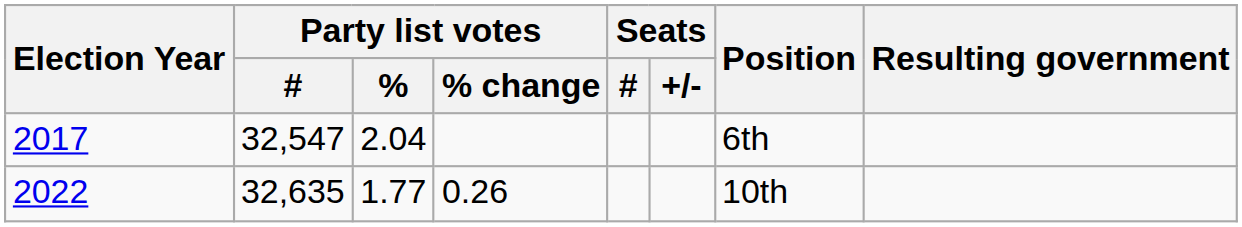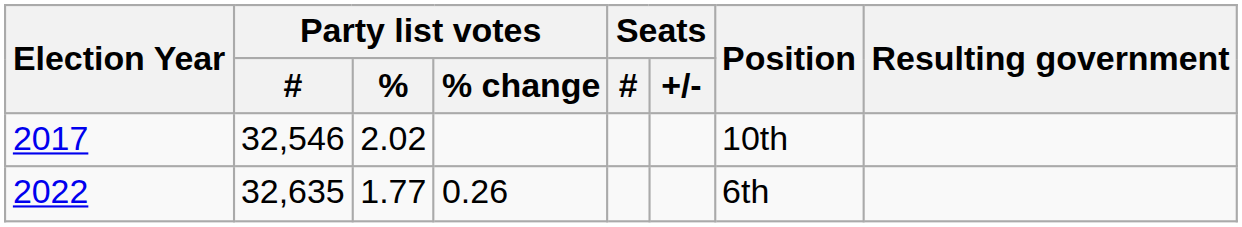(293, 138) 32,547 -> (293, 138) 32,546
(393, 138) 2.04 -> (393, 138) 2.02
(746, 138) 6th -> (755, 138) 10th
(755, 192) 10th -> (746, 192) 6th
